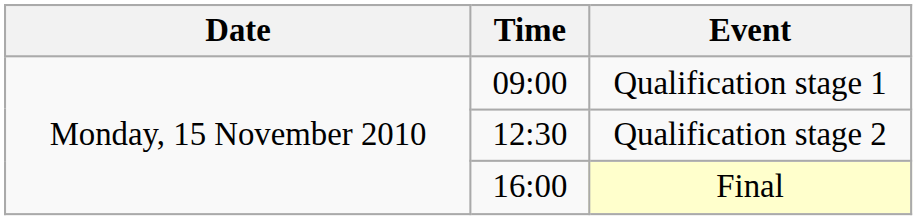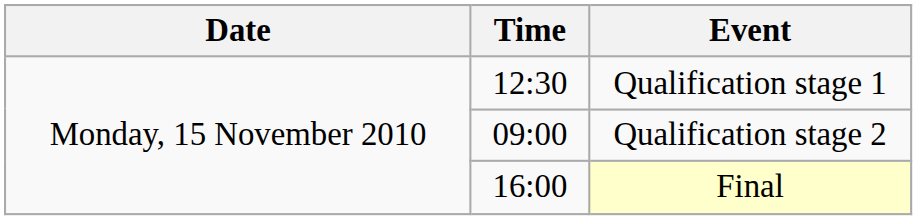(530, 82) 09:00 -> (530, 82) 12:30
(530, 134) 12:30 -> (530, 134) 09:00
